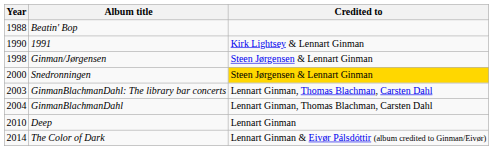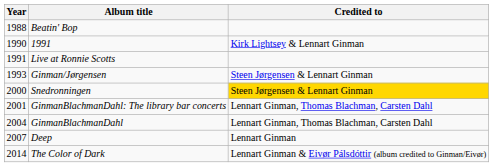+ row: (73, 59)
(17, 59) 1998 -> (17, 75) 1993
(17, 91) 2003 -> (17, 106) 2001
(17, 122) 2010 -> (17, 138) 2007
